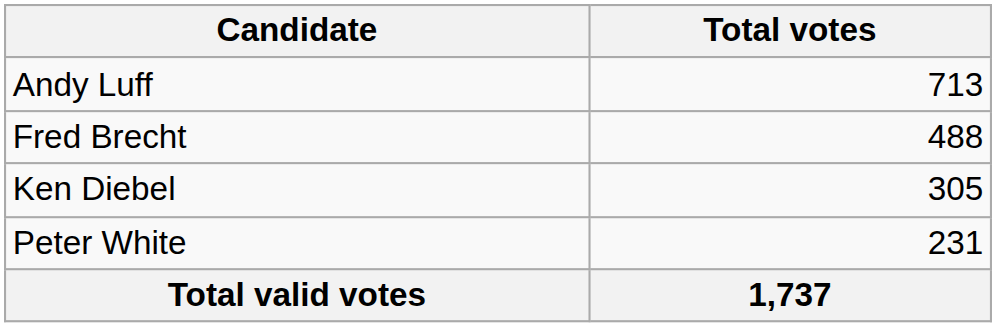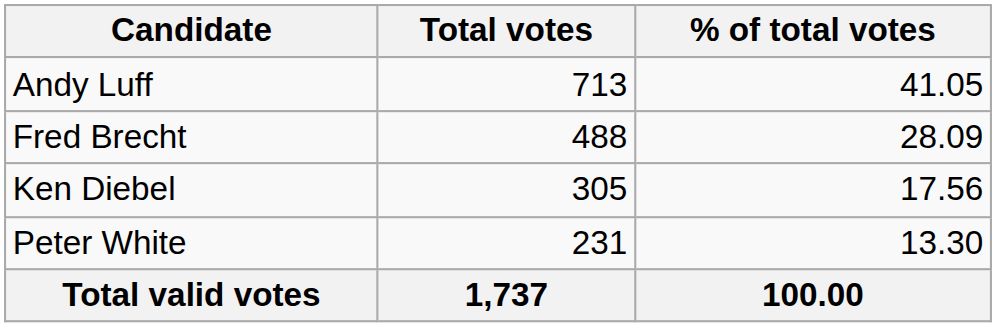+ column: (813, 30)
